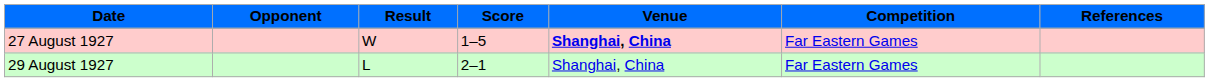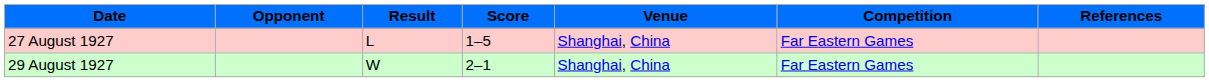(369, 40) W -> (370, 40) L
(611, 40) bold -> (614, 40) normal
(366, 64) L -> (373, 64) W
